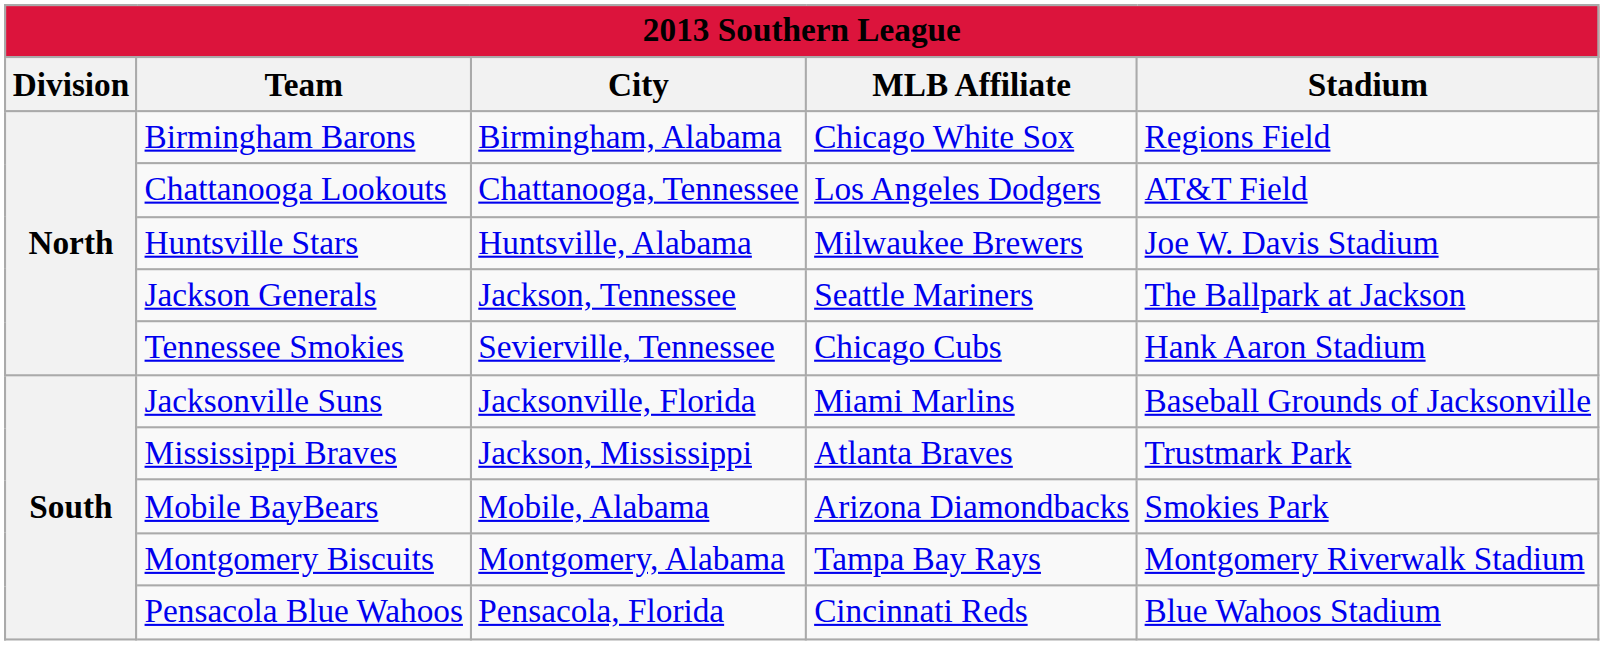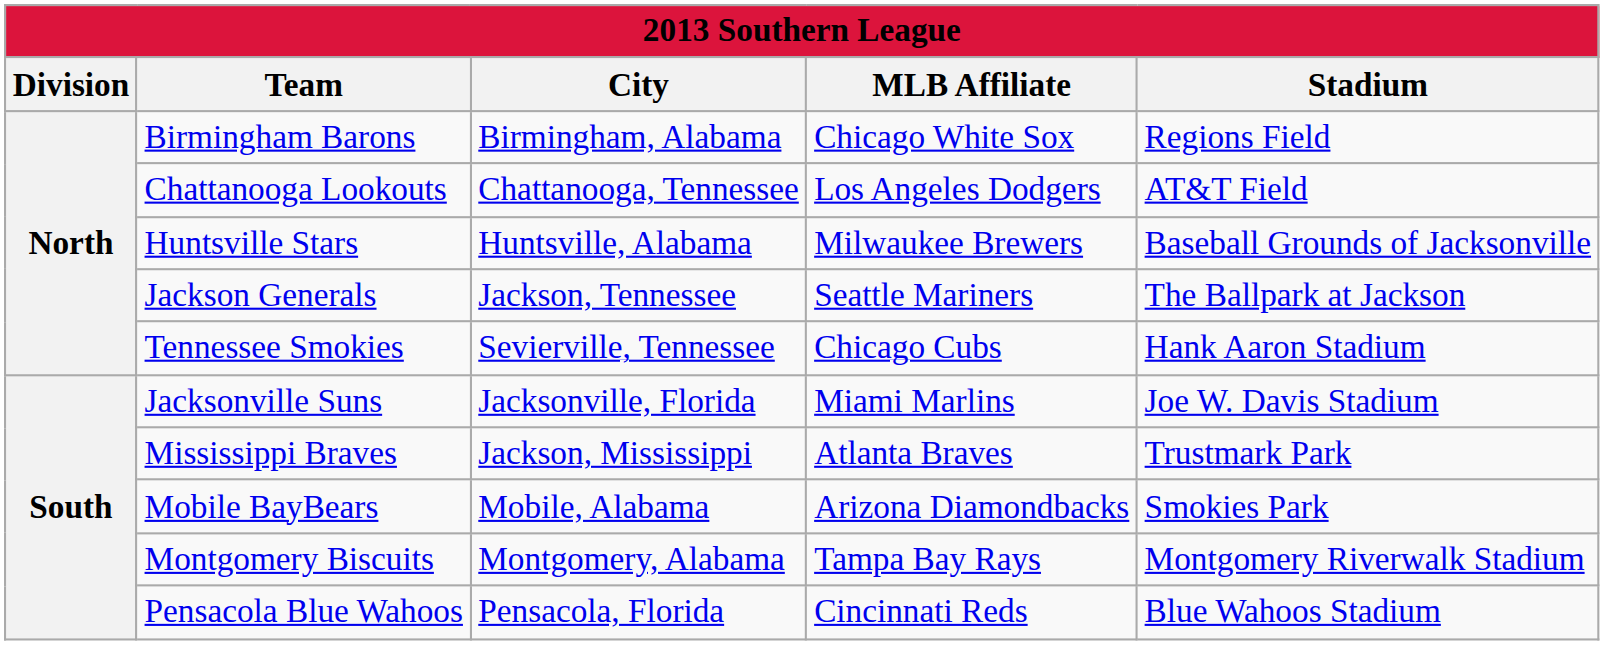(1292, 242) Joe W. Davis Stadium -> (1368, 242) Baseball Grounds of Jacksonville
(1368, 400) Baseball Grounds of Jacksonville -> (1292, 400) Joe W. Davis Stadium
